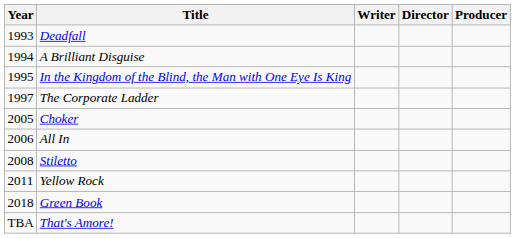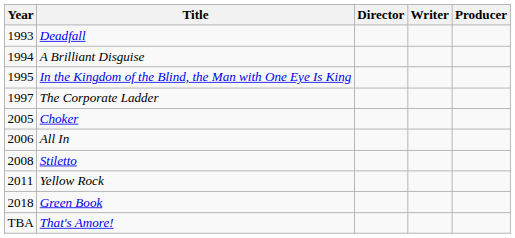columns swapped: (425, 14) <-> (377, 14)
